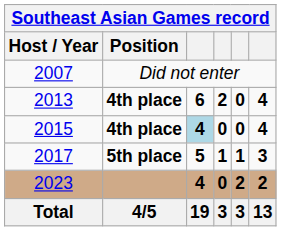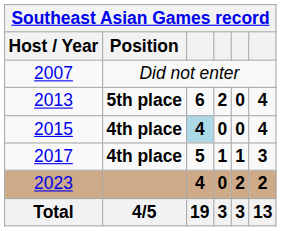(144, 101) 4th place -> (144, 101) 5th place
(144, 156) 5th place -> (144, 156) 4th place
